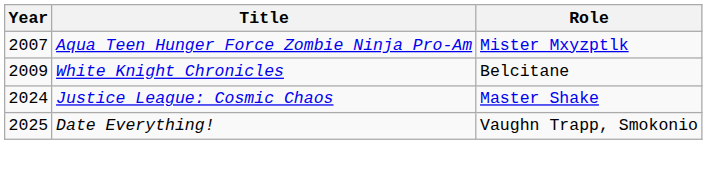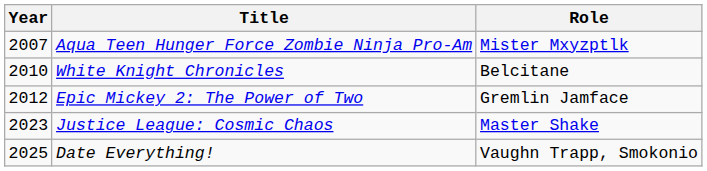(28, 72) 2009 -> (28, 72) 2010
+ row: (210, 99)
(28, 99) 2024 -> (28, 126) 2023
